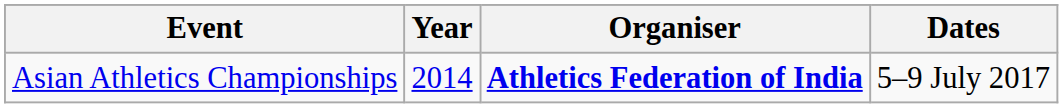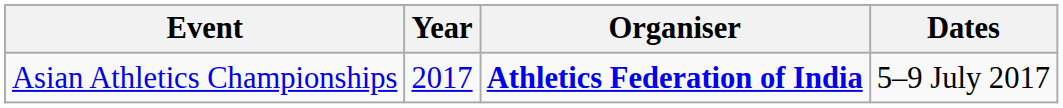(442, 77) 2014 -> (442, 77) 2017
